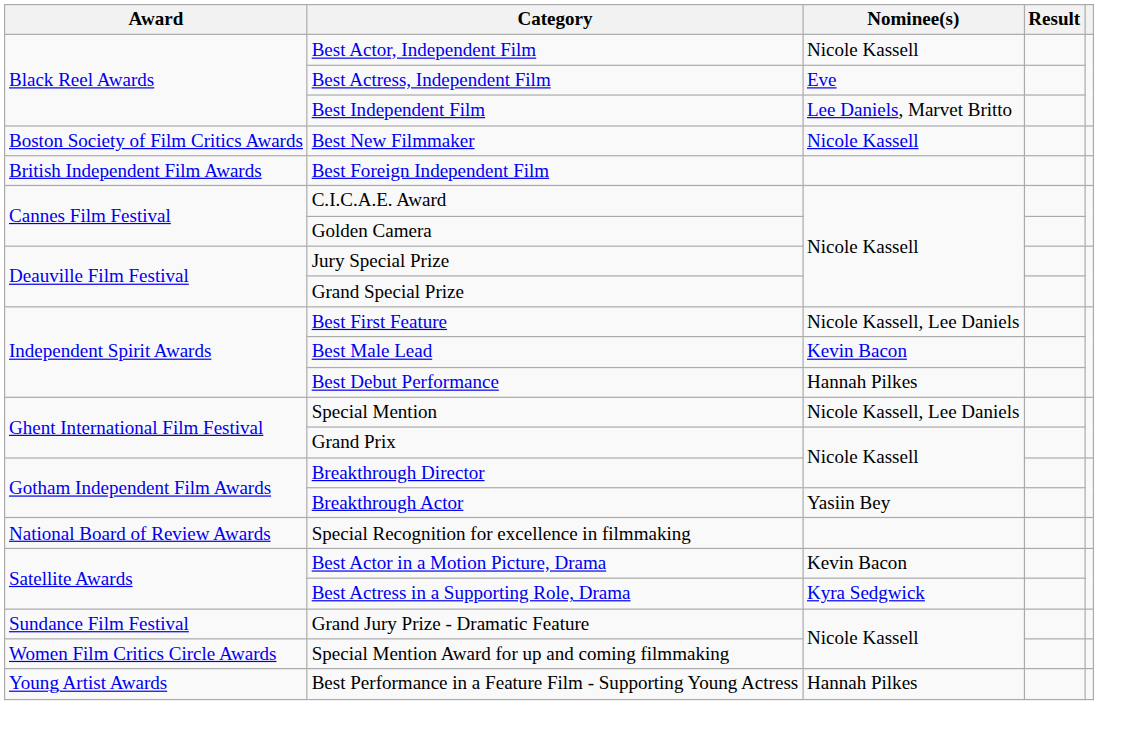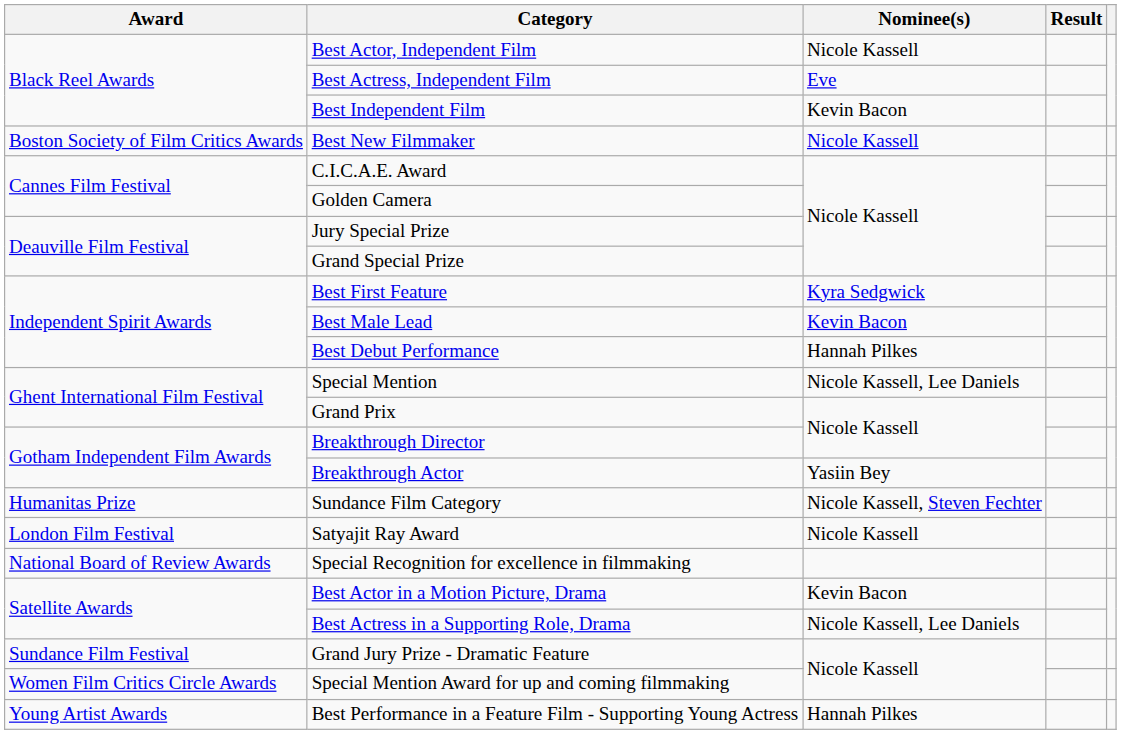(910, 110) Lee Daniels, Marvet Britto -> (857, 110) Kevin Bacon
- row: (430, 170)
(913, 321) Nicole Kassell, Lee Daniels -> (866, 291) Kyra Sedgwick
+ row: (406, 502)
+ row: (385, 532)
(866, 593) Kyra Sedgwick -> (913, 623) Nicole Kassell, Lee Daniels
